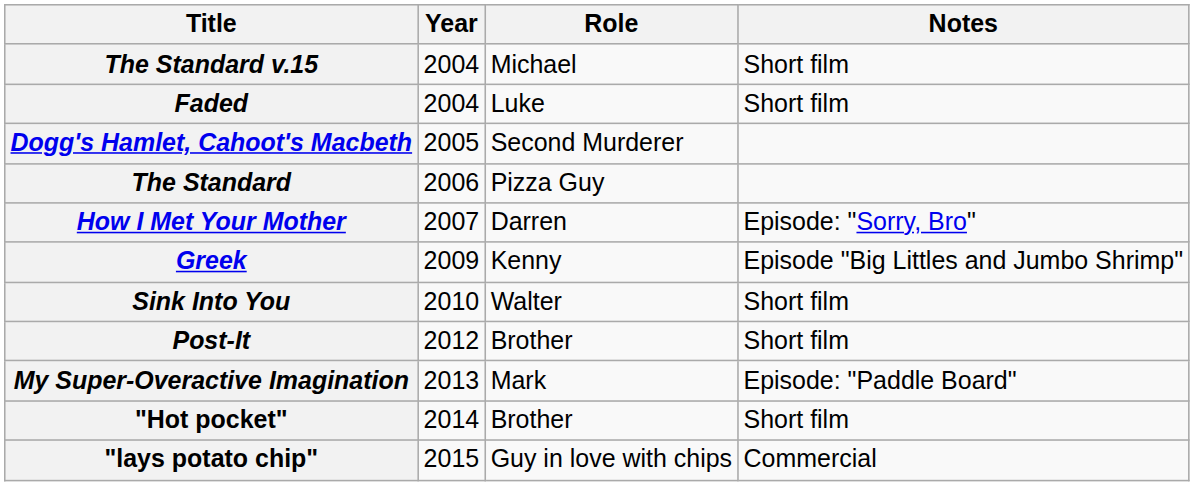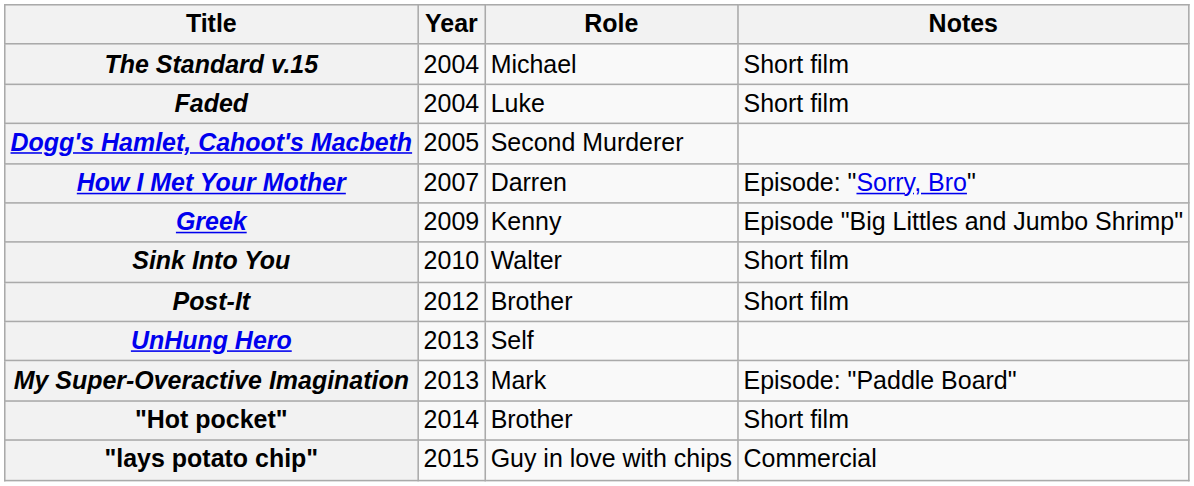- row: (211, 182)
+ row: (211, 340)
